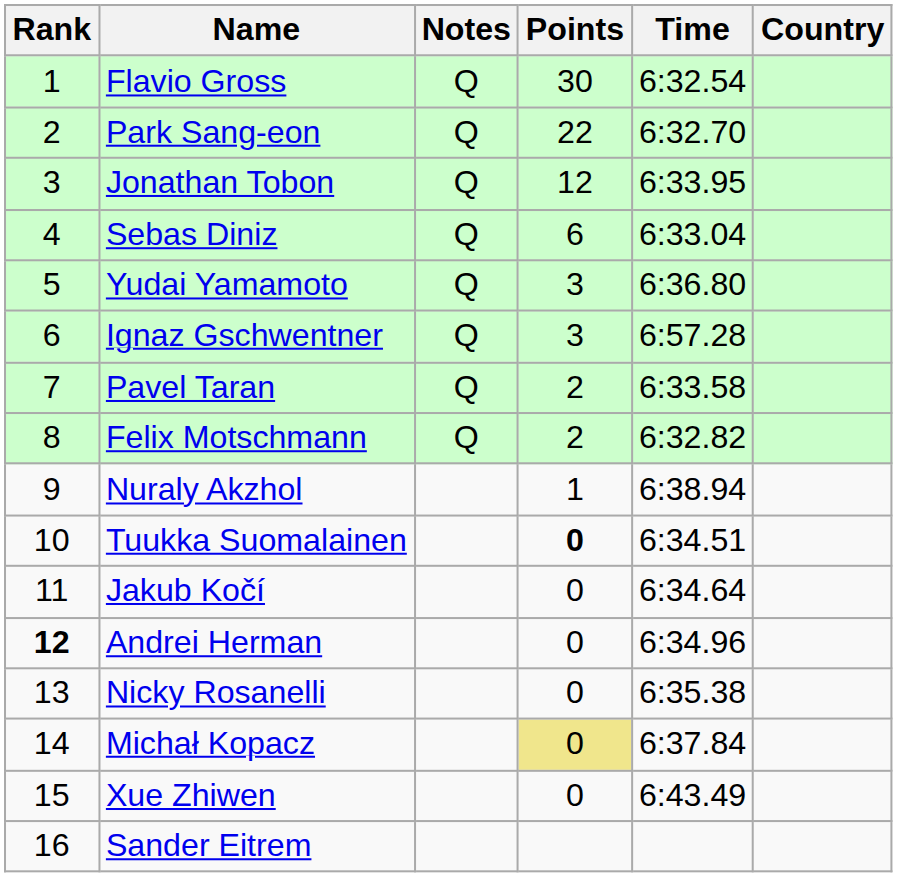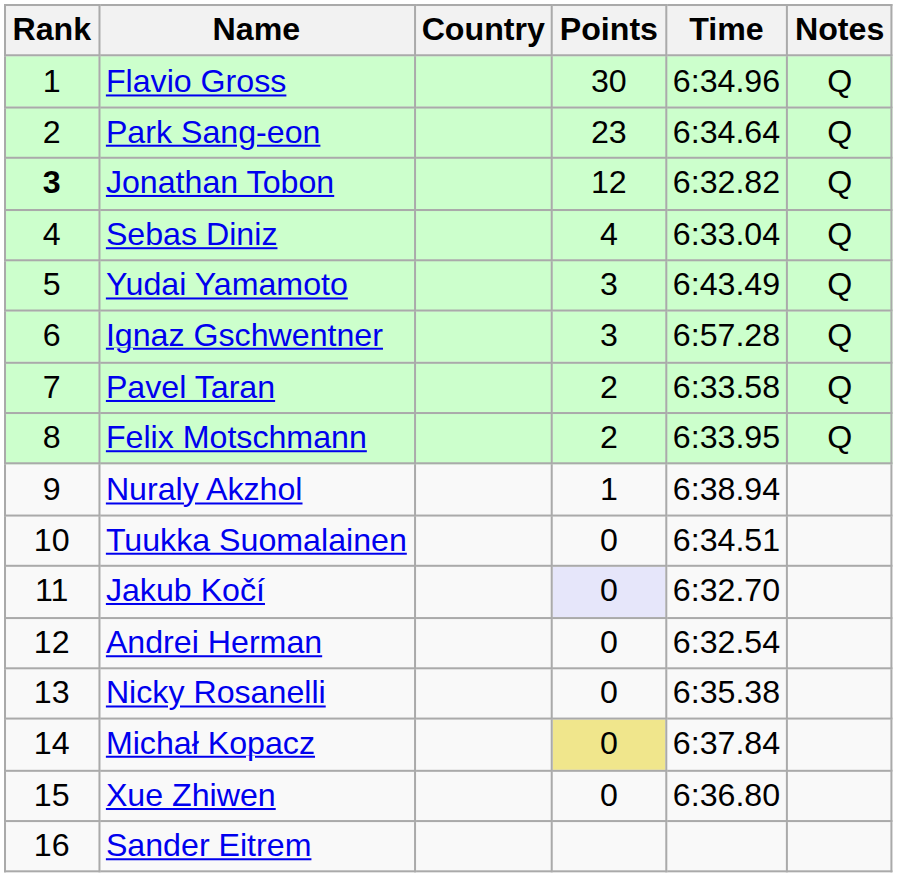columns swapped: (823, 30) <-> (466, 30)
(693, 81) 6:32.54 -> (726, 81) 6:34.96
(575, 132) 22 -> (609, 132) 23
(693, 132) 6:32.70 -> (726, 132) 6:34.64
(52, 183) normal -> (52, 183) bold
(693, 183) 6:33.95 -> (726, 183) 6:32.82
(575, 234) 6 -> (609, 234) 4
(693, 285) 6:36.80 -> (726, 285) 6:43.49
(693, 438) 6:32.82 -> (726, 438) 6:33.95
(575, 540) bold -> (609, 540) normal
(575, 591) no background -> (609, 591) lavender background
(693, 591) 6:34.64 -> (726, 591) 6:32.70
(52, 642) bold -> (52, 642) normal
(693, 642) 6:34.96 -> (726, 642) 6:32.54
(693, 795) 6:43.49 -> (726, 795) 6:36.80
